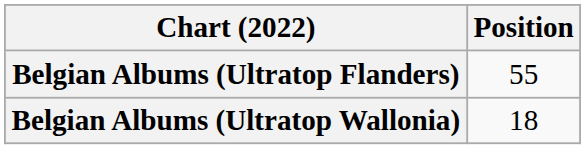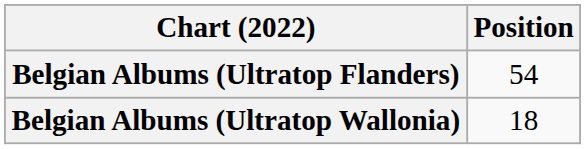(524, 73) 55 -> (524, 73) 54
